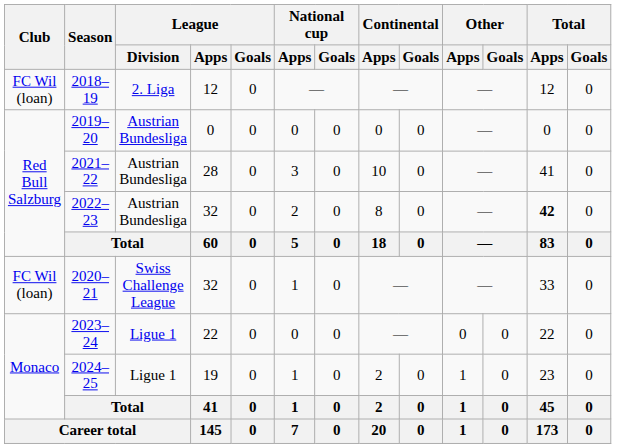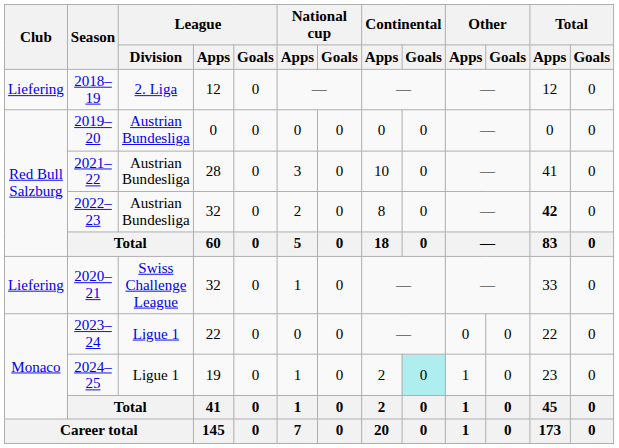(35, 89) FC Wil (loan) -> (36, 89) Liefering
(35, 284) FC Wil (loan) -> (36, 284) Liefering
(421, 374) no background -> (424, 374) paleturquoise background
